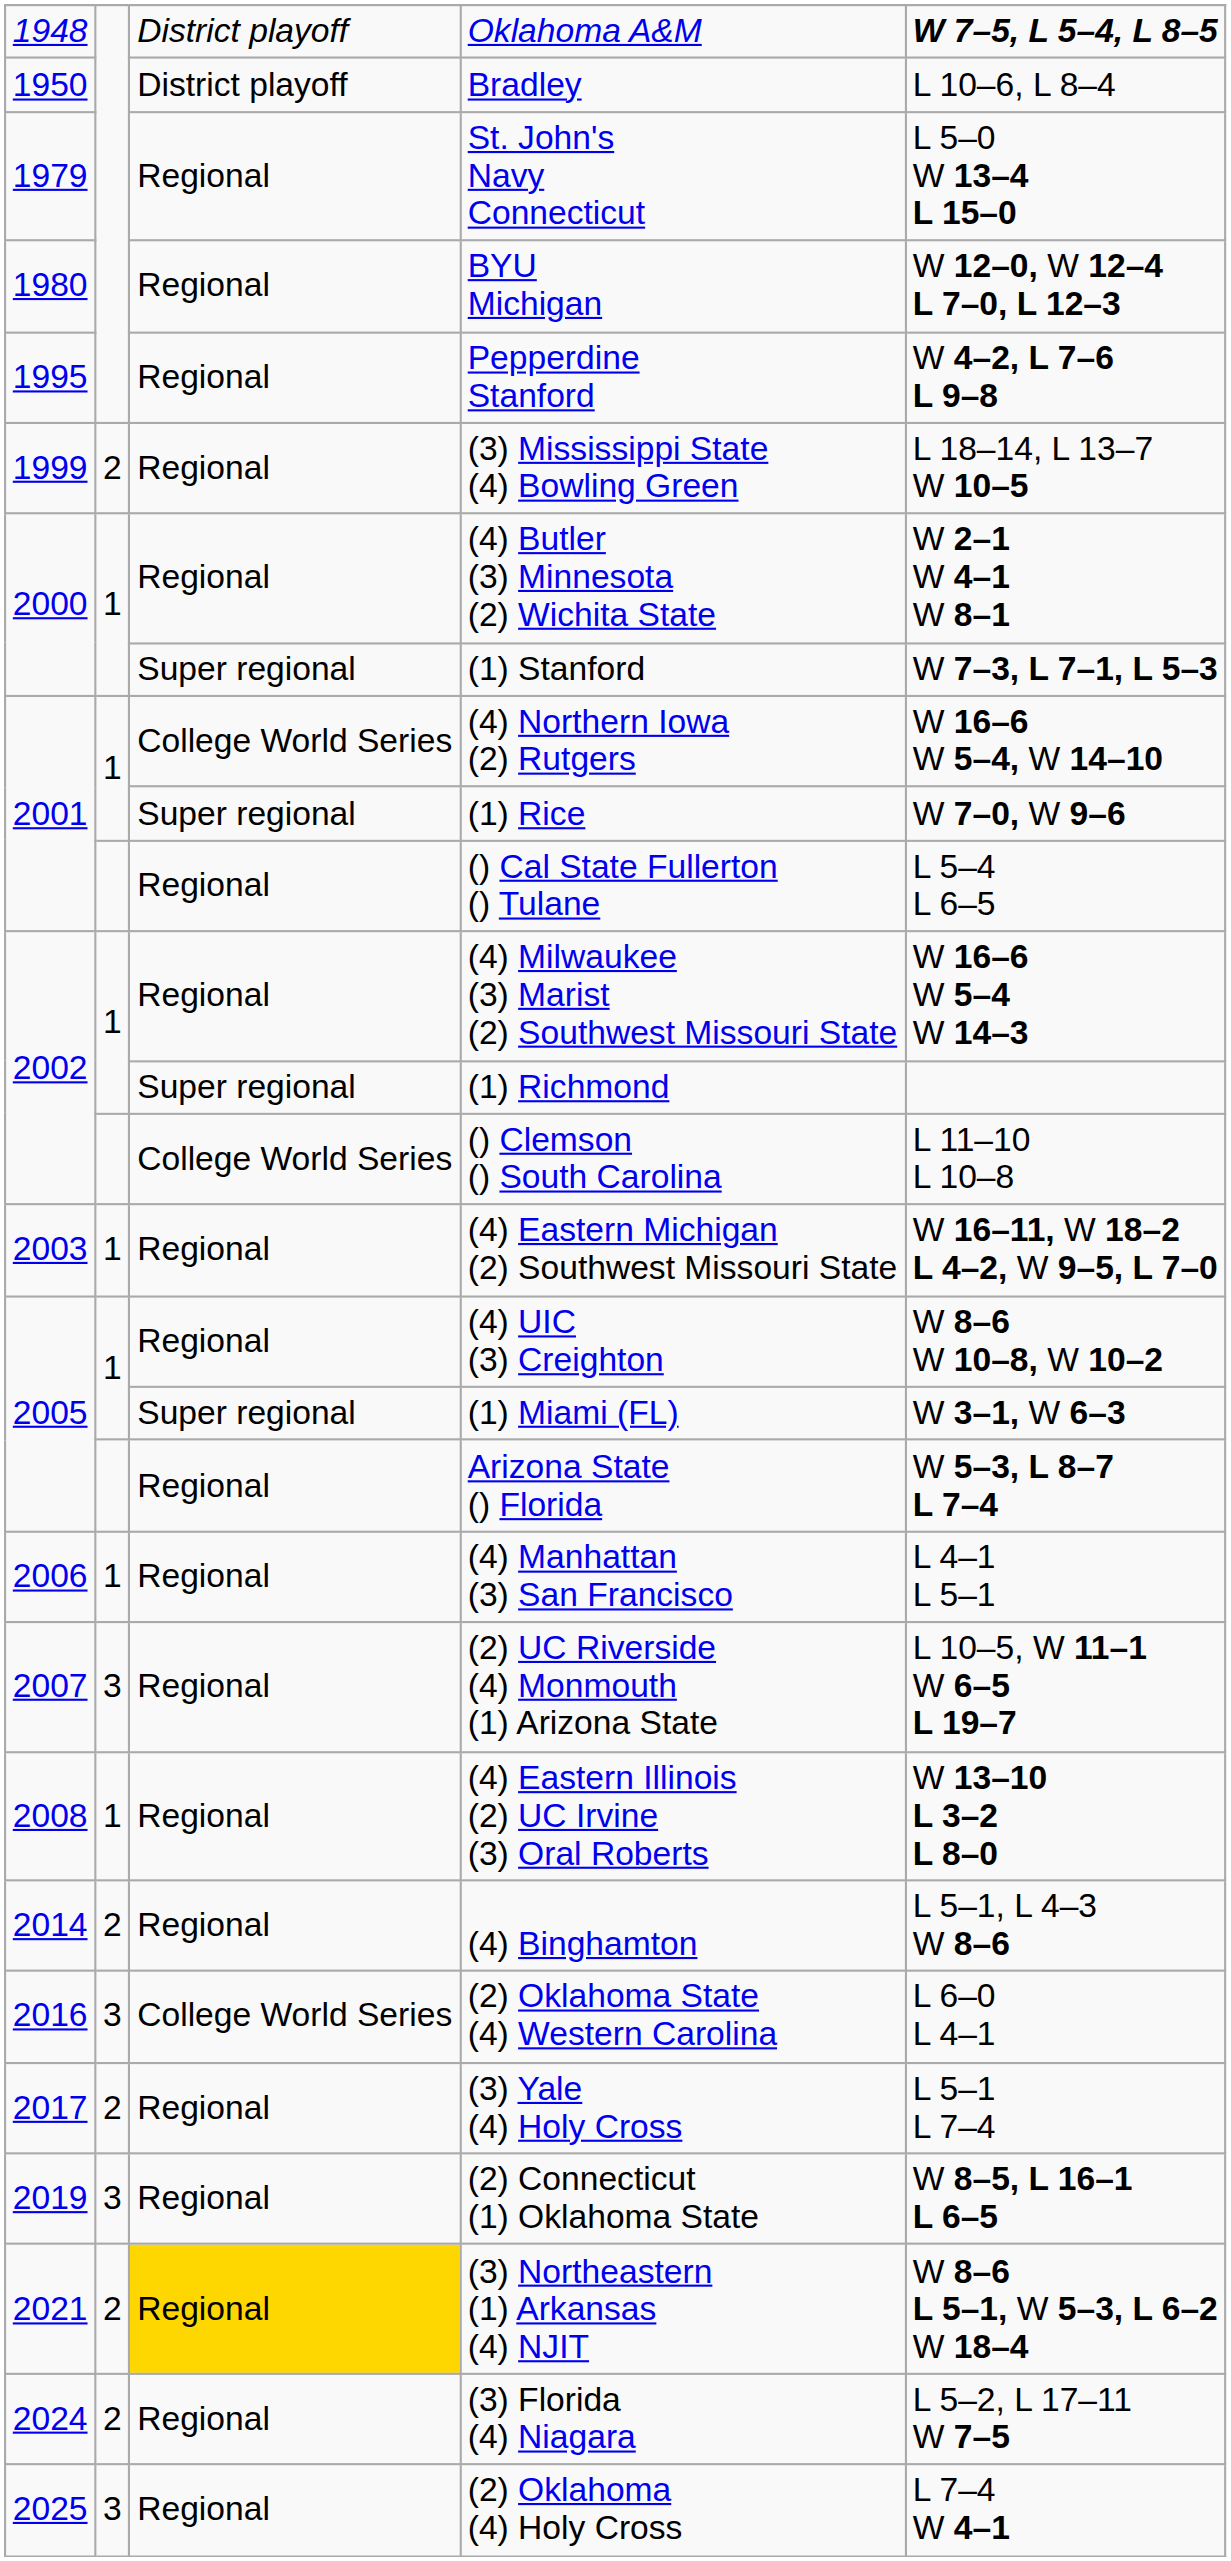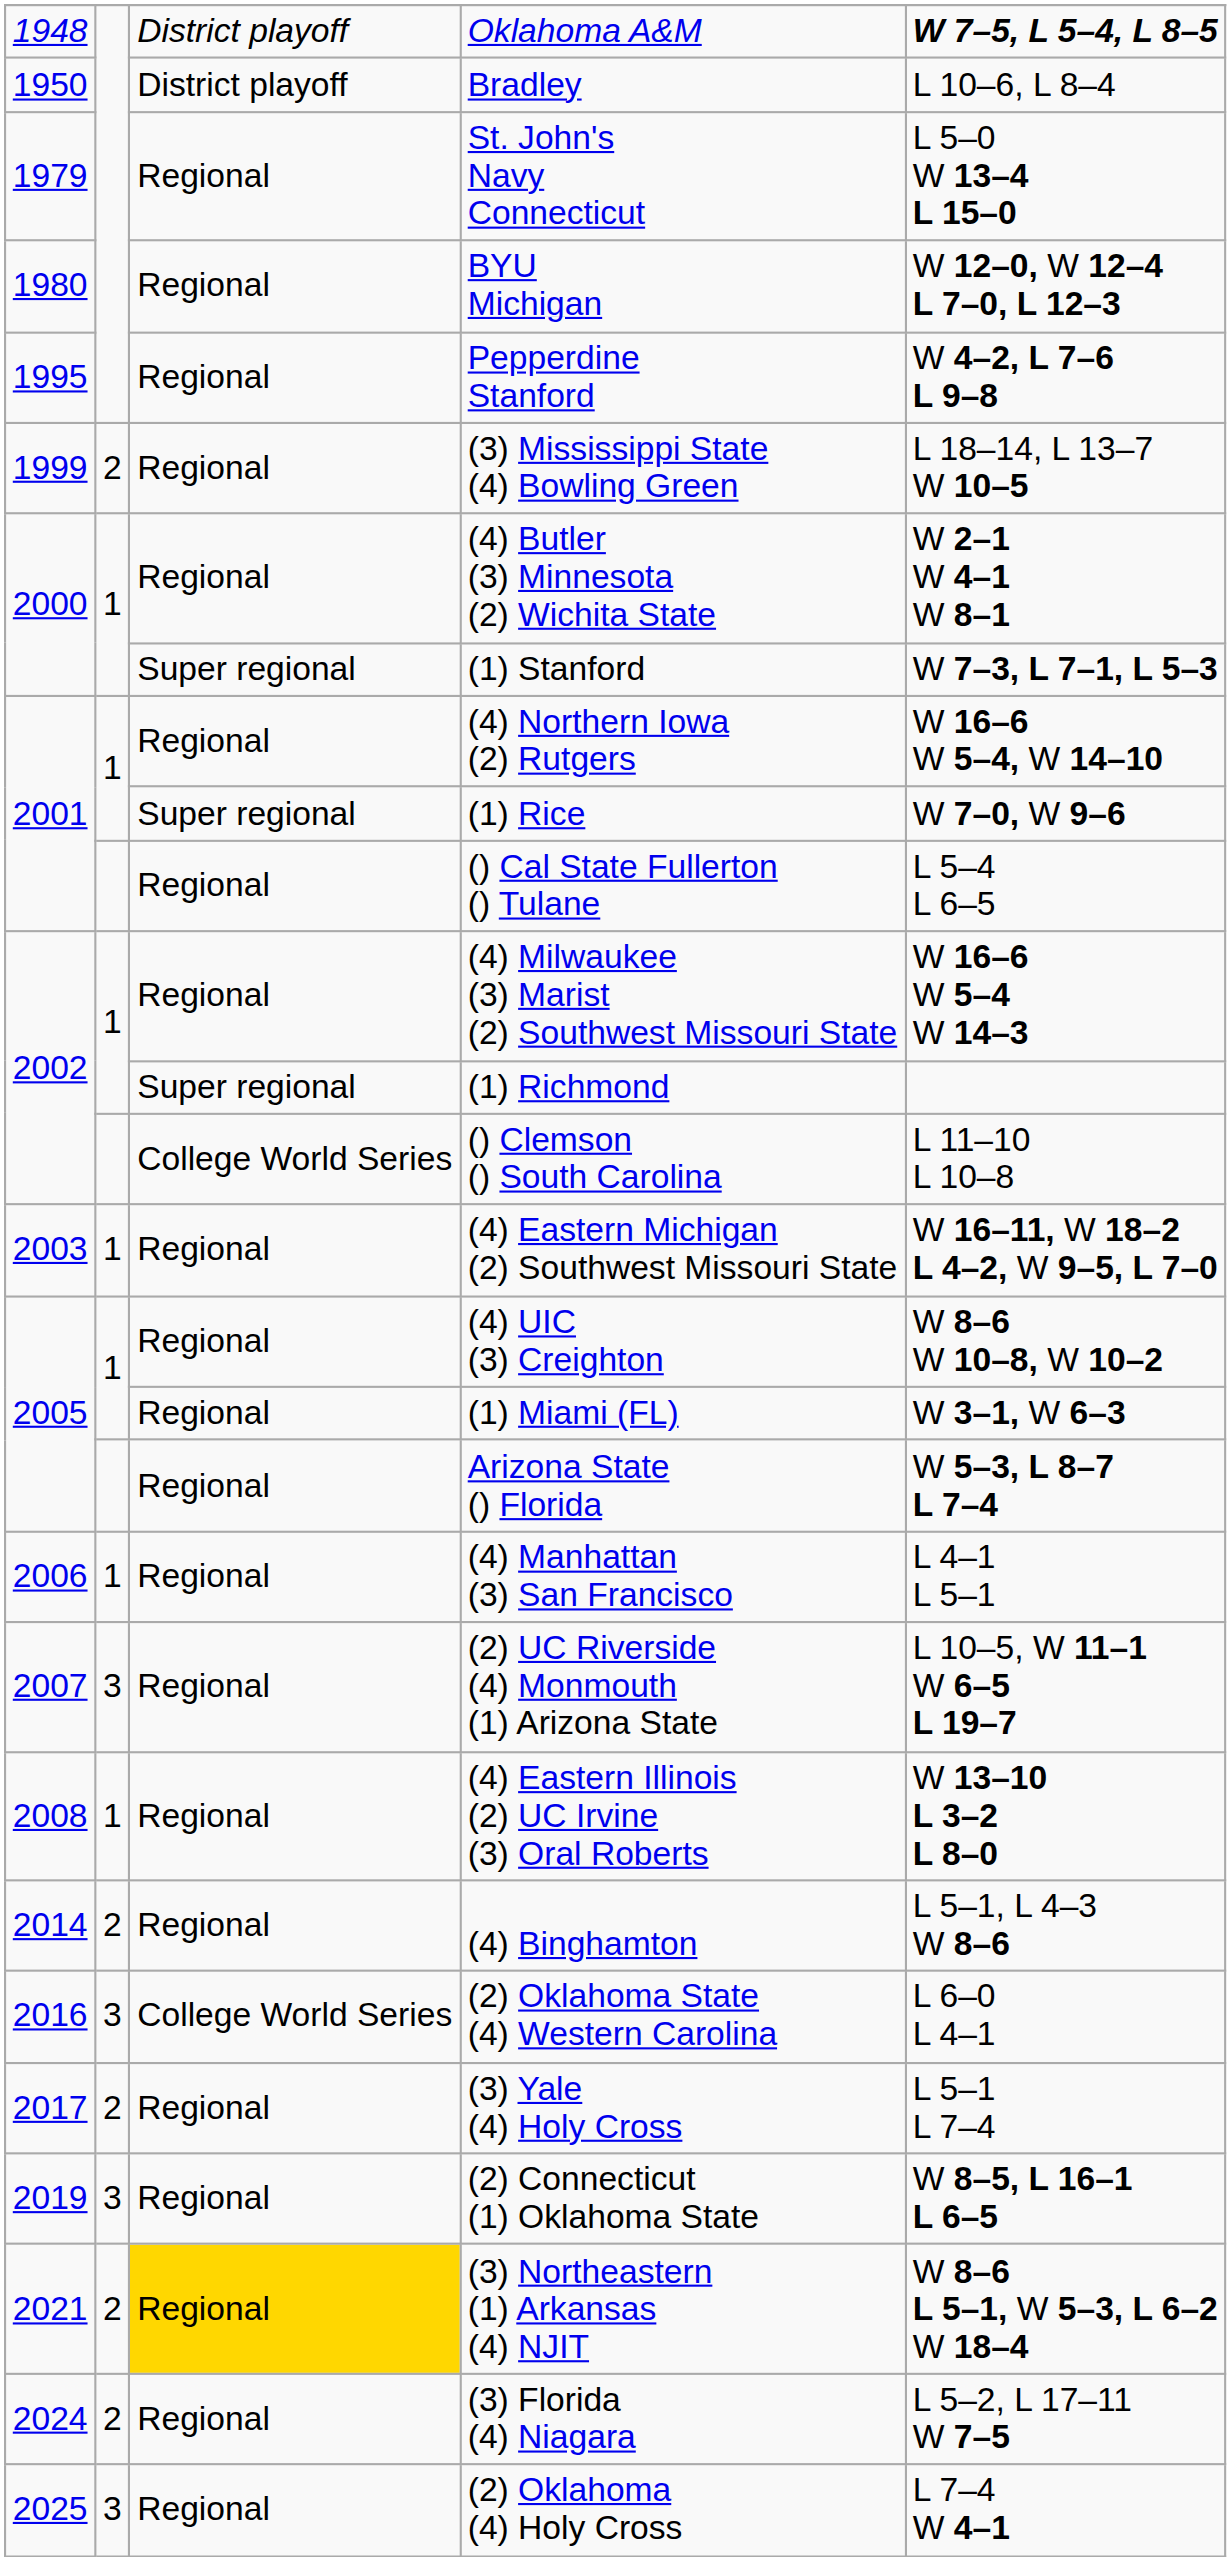(295, 740) College World Series -> (204, 740) Regional
(247, 1412) Super regional -> (204, 1412) Regional
